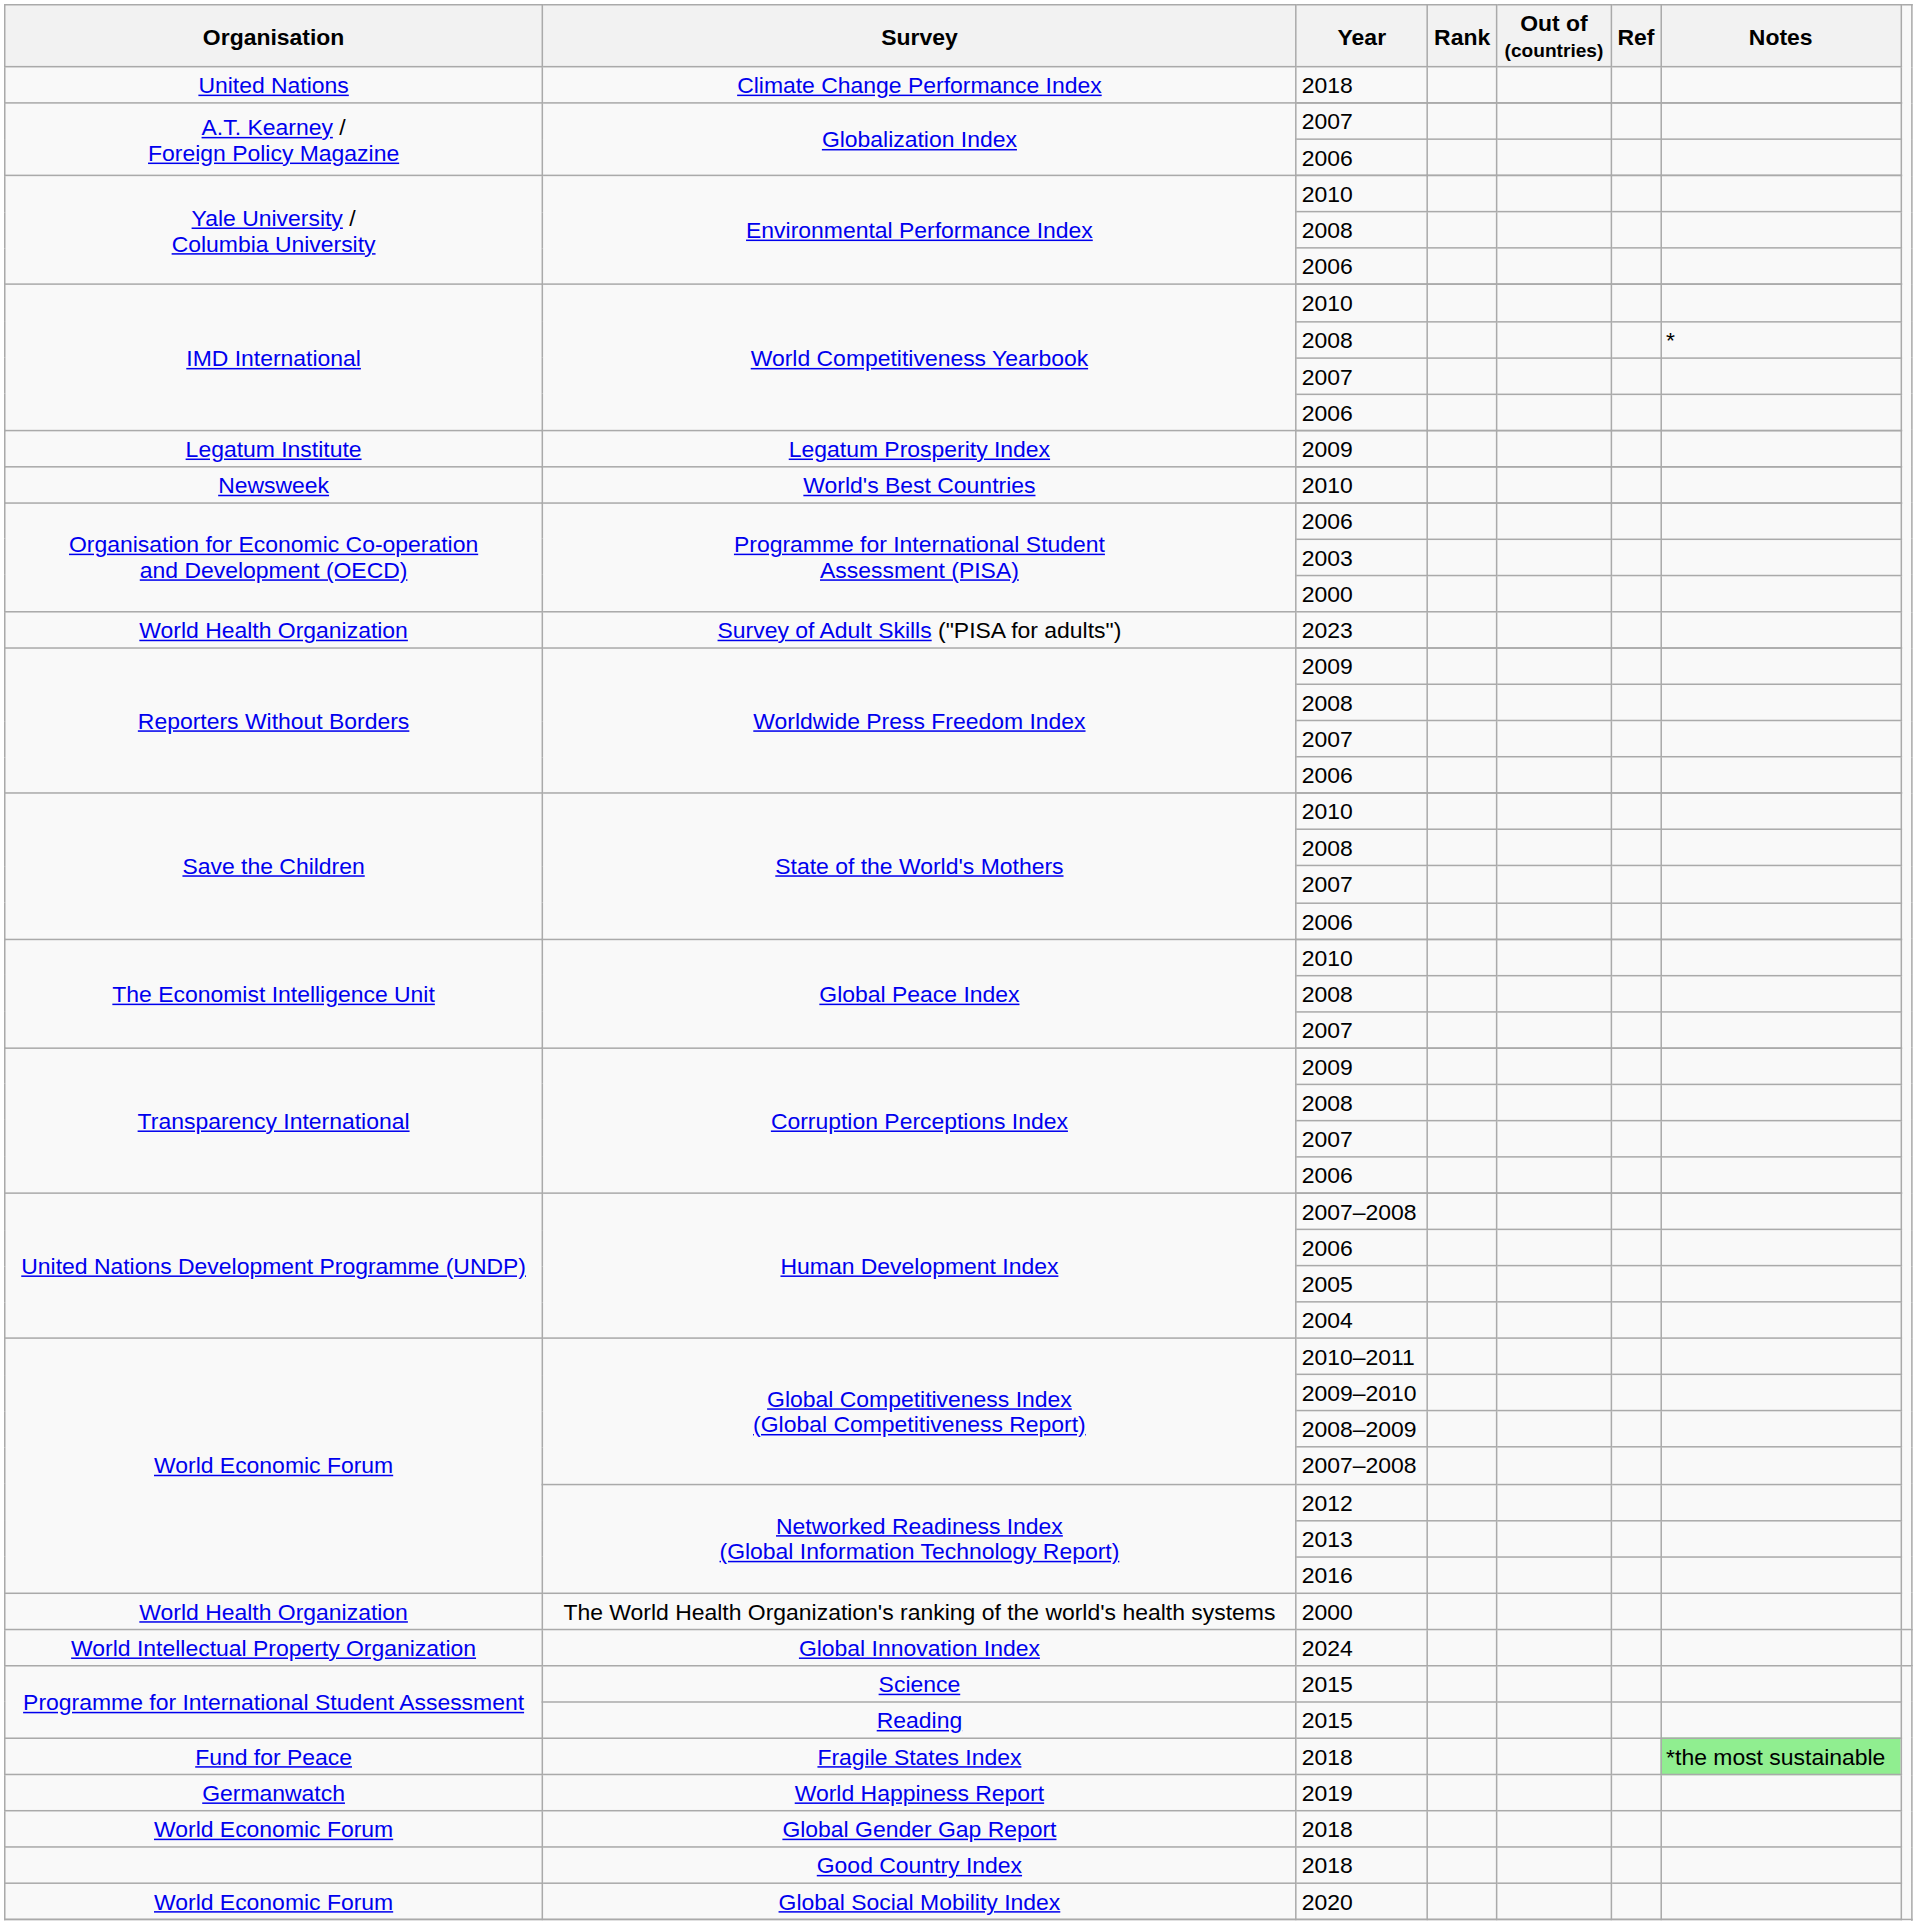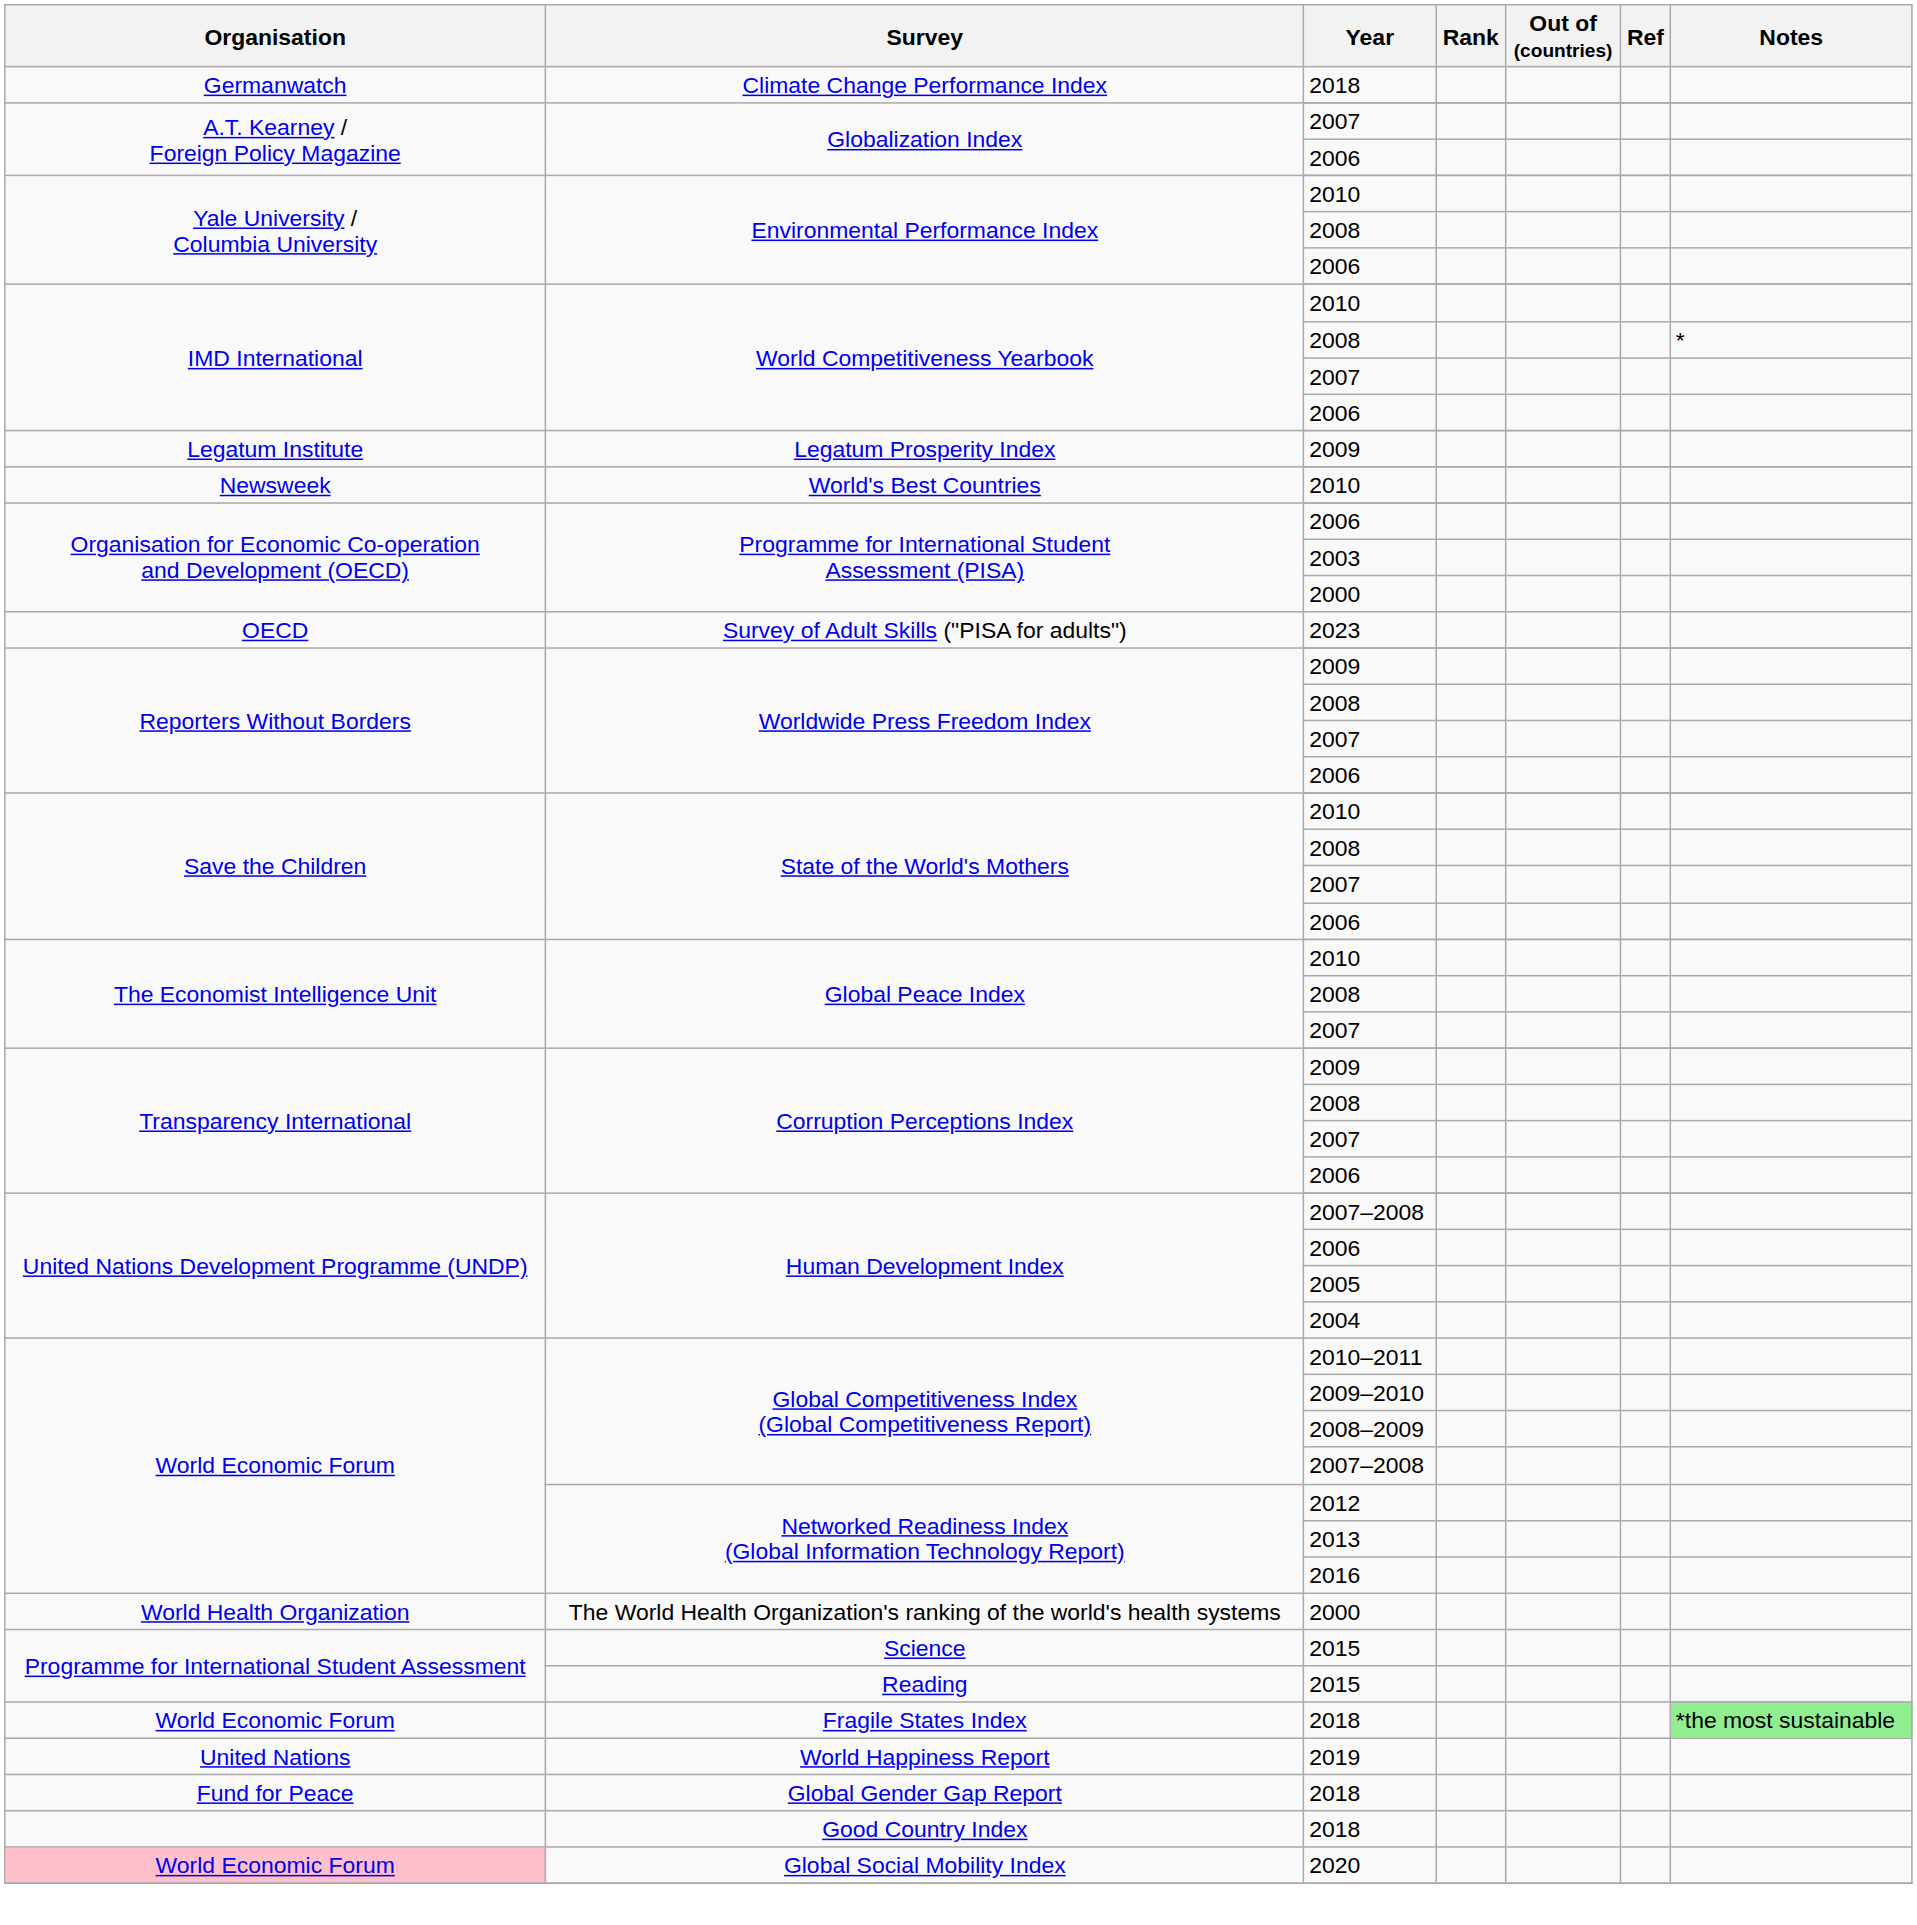(274, 85) United Nations -> (275, 85) Germanwatch
(274, 630) World Health Organization -> (275, 630) OECD
- row: (919, 1647)
(274, 1756) Fund for Peace -> (275, 1720) World Economic Forum
(274, 1793) Germanwatch -> (275, 1756) United Nations
(274, 1829) World Economic Forum -> (275, 1793) Fund for Peace
(274, 1902) no background -> (275, 1865) pink background
